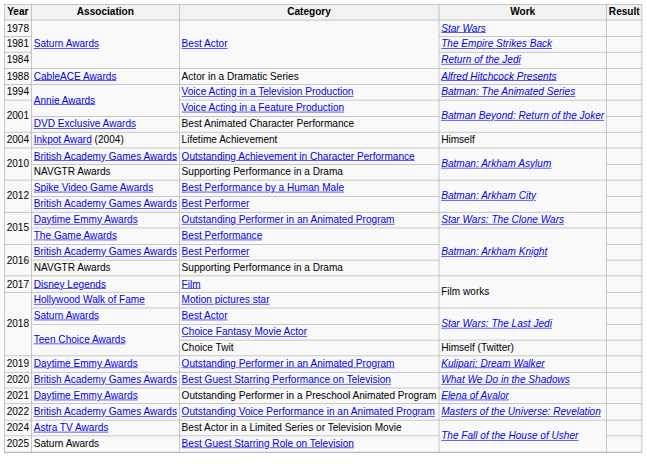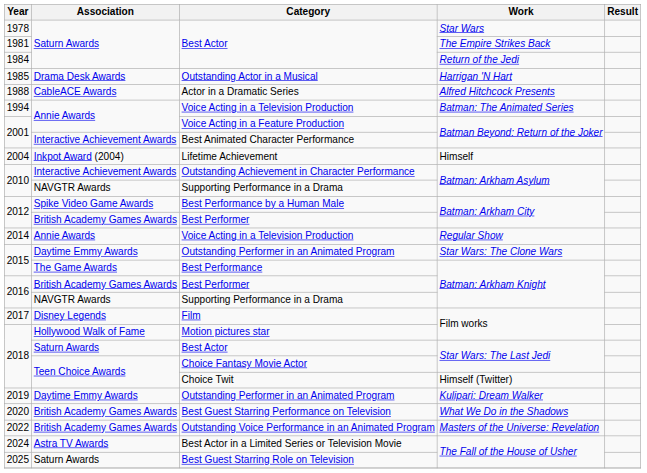+ row: (18, 76)
(85, 124) DVD Exclusive Awards -> (105, 140) Interactive Achievement Awards
(105, 156) British Academy Games Awards -> (105, 172) Interactive Achievement Awards
+ row: (18, 236)
- row: (18, 396)
